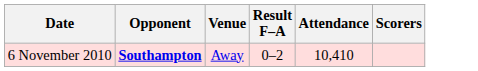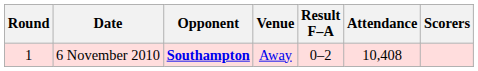+ column: (29, 24)
(334, 54) 10,410 -> (382, 54) 10,408
